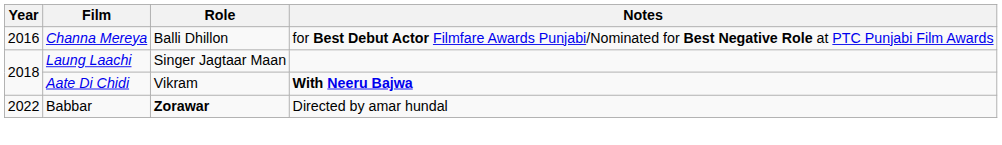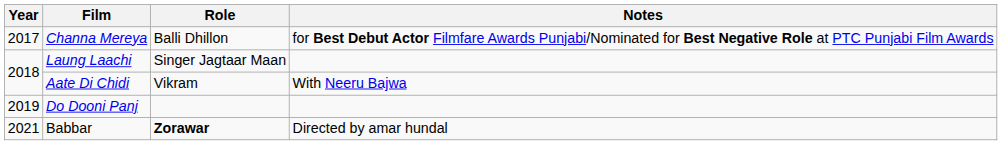(24, 38) 2016 -> (24, 38) 2017
(353, 83) bold -> (350, 83) normal
+ row: (92, 106)
(24, 106) 2022 -> (24, 128) 2021
